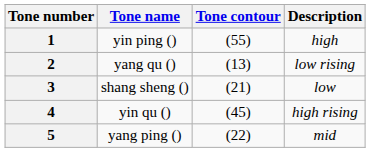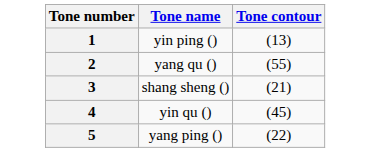- column: (325, 16)
(238, 40) (55) -> (279, 40) (13)
(238, 64) (13) -> (279, 64) (55)
